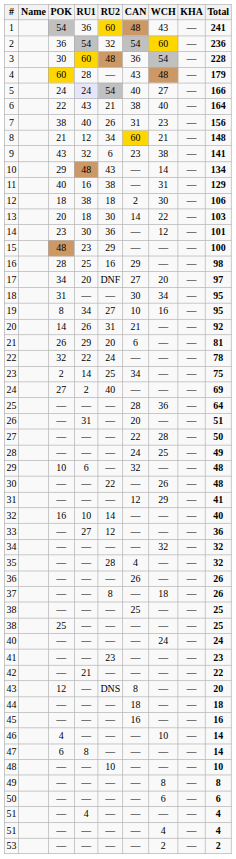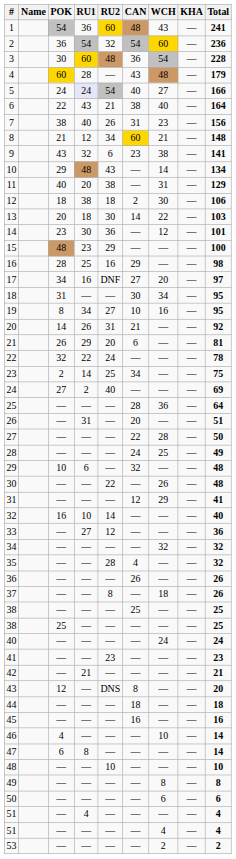(86, 185) 16 -> (86, 185) 20
(86, 279) 20 -> (86, 279) 16
(218, 673) 22 -> (218, 673) 21
